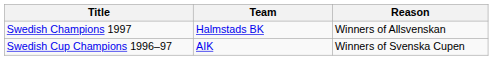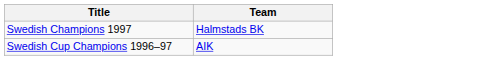- column: (410, 13)
